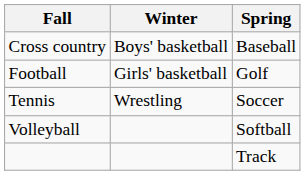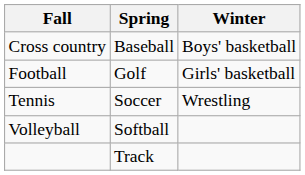columns swapped: (171, 18) <-> (266, 18)
